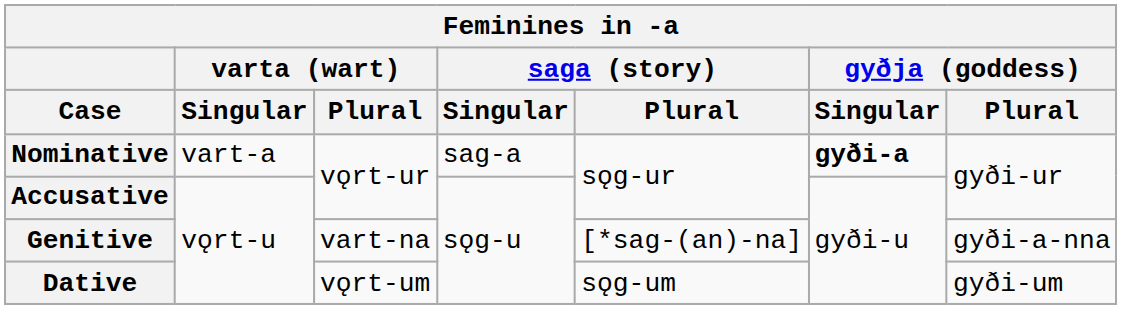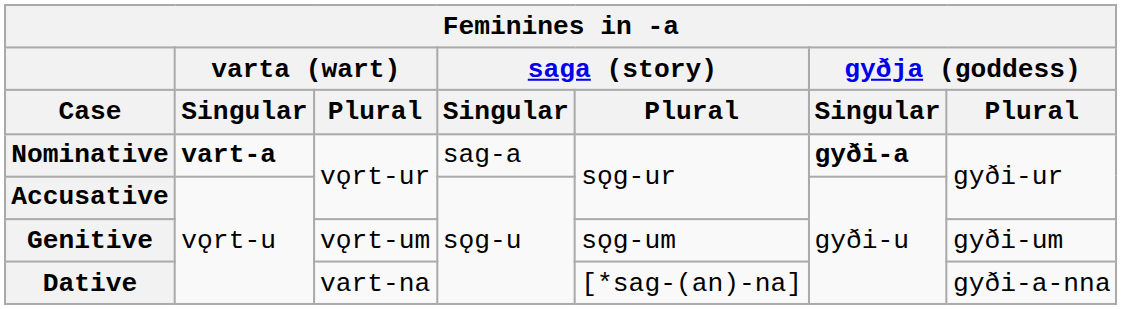(229, 155) normal -> (229, 155) bold
(375, 240) vart-na -> (375, 240) vǫrt-um
(692, 240) [*sag-(an)-na] -> (629, 240) sǫg-um
(1032, 240) gyði-a-nna -> (1008, 240) gyði-um
(375, 283) vǫrt-um -> (375, 283) vart-na
(629, 283) sǫg-um -> (692, 283) [*sag-(an)-na]
(1008, 283) gyði-um -> (1032, 283) gyði-a-nna
